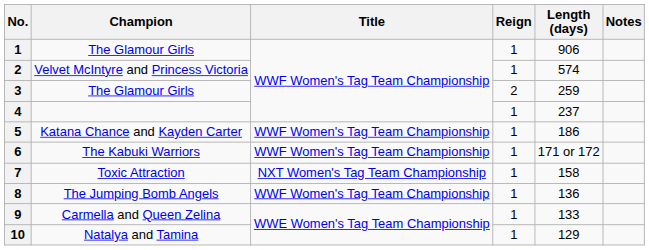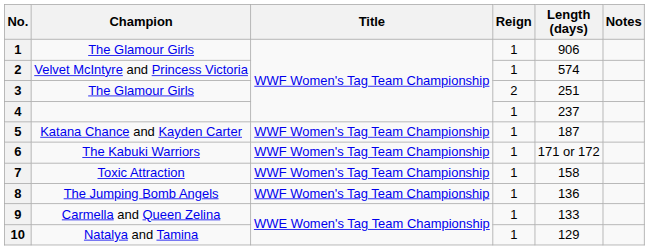(569, 91) 259 -> (569, 91) 251
(569, 132) 186 -> (569, 132) 187
(372, 173) NXT Women's Tag Team Championship -> (372, 173) WWF Women's Tag Team Championship
